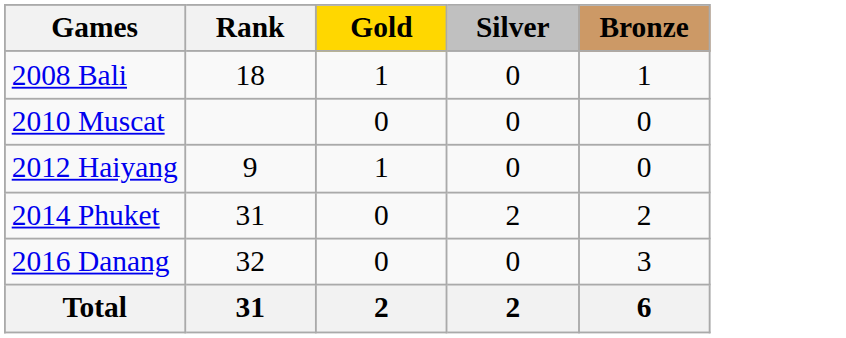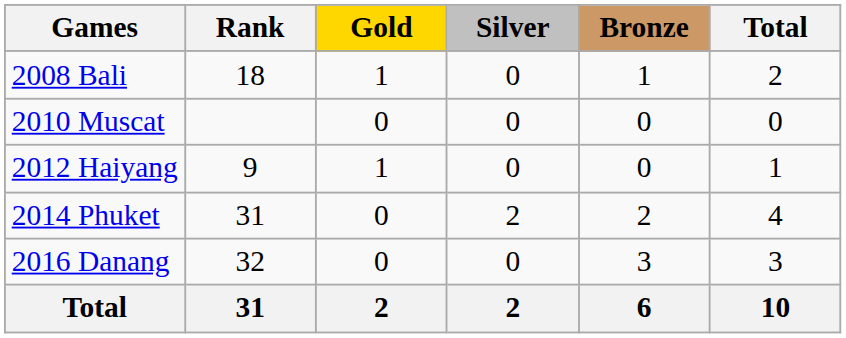+ column: (775, 27)
